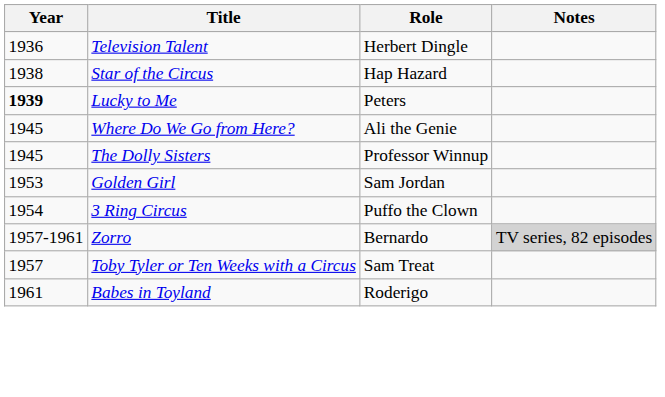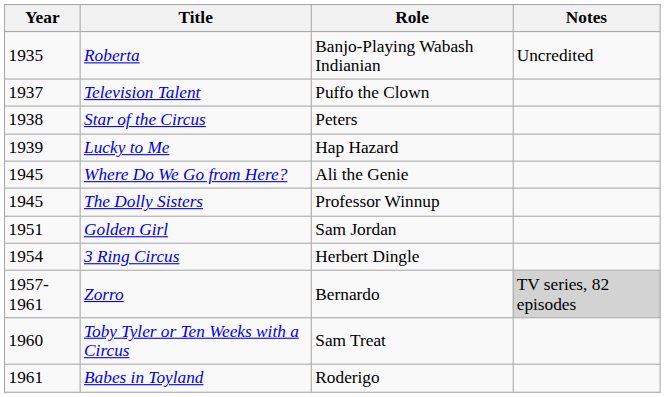+ row: (112, 55)
(26, 45) 1936 -> (26, 92) 1937
(416, 45) Herbert Dingle -> (372, 92) Puffo the Clown
(405, 73) Hap Hazard -> (336, 119) Peters
(26, 100) bold -> (26, 147) normal
(385, 100) Peters -> (357, 147) Hap Hazard
(26, 182) 1953 -> (26, 229) 1951
(421, 210) Puffo the Clown -> (367, 256) Herbert Dingle
(26, 264) 1957 -> (26, 340) 1960
